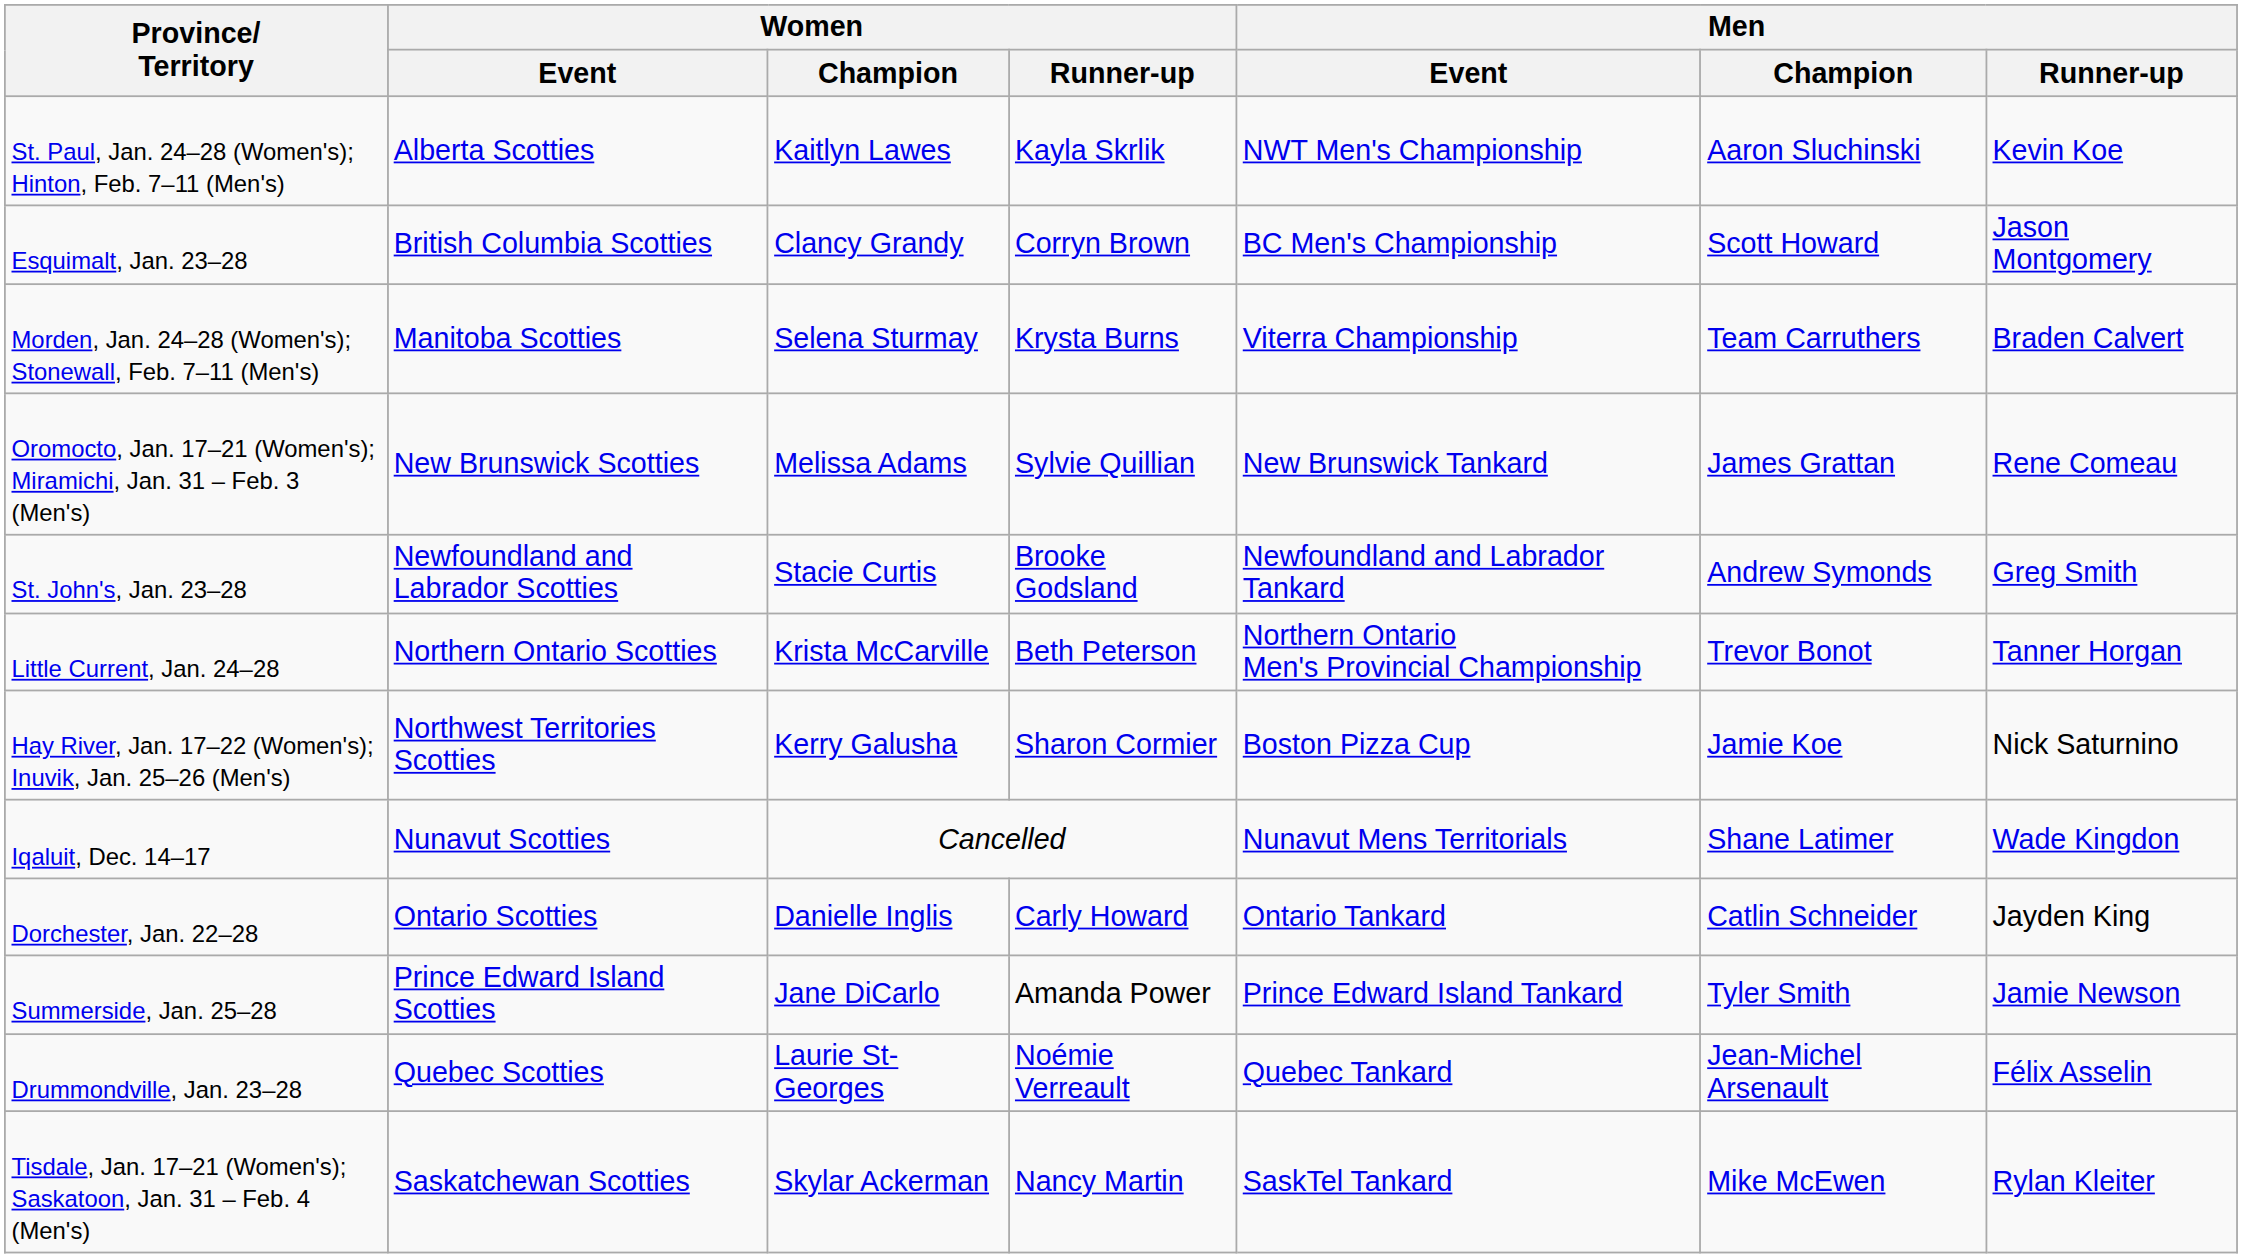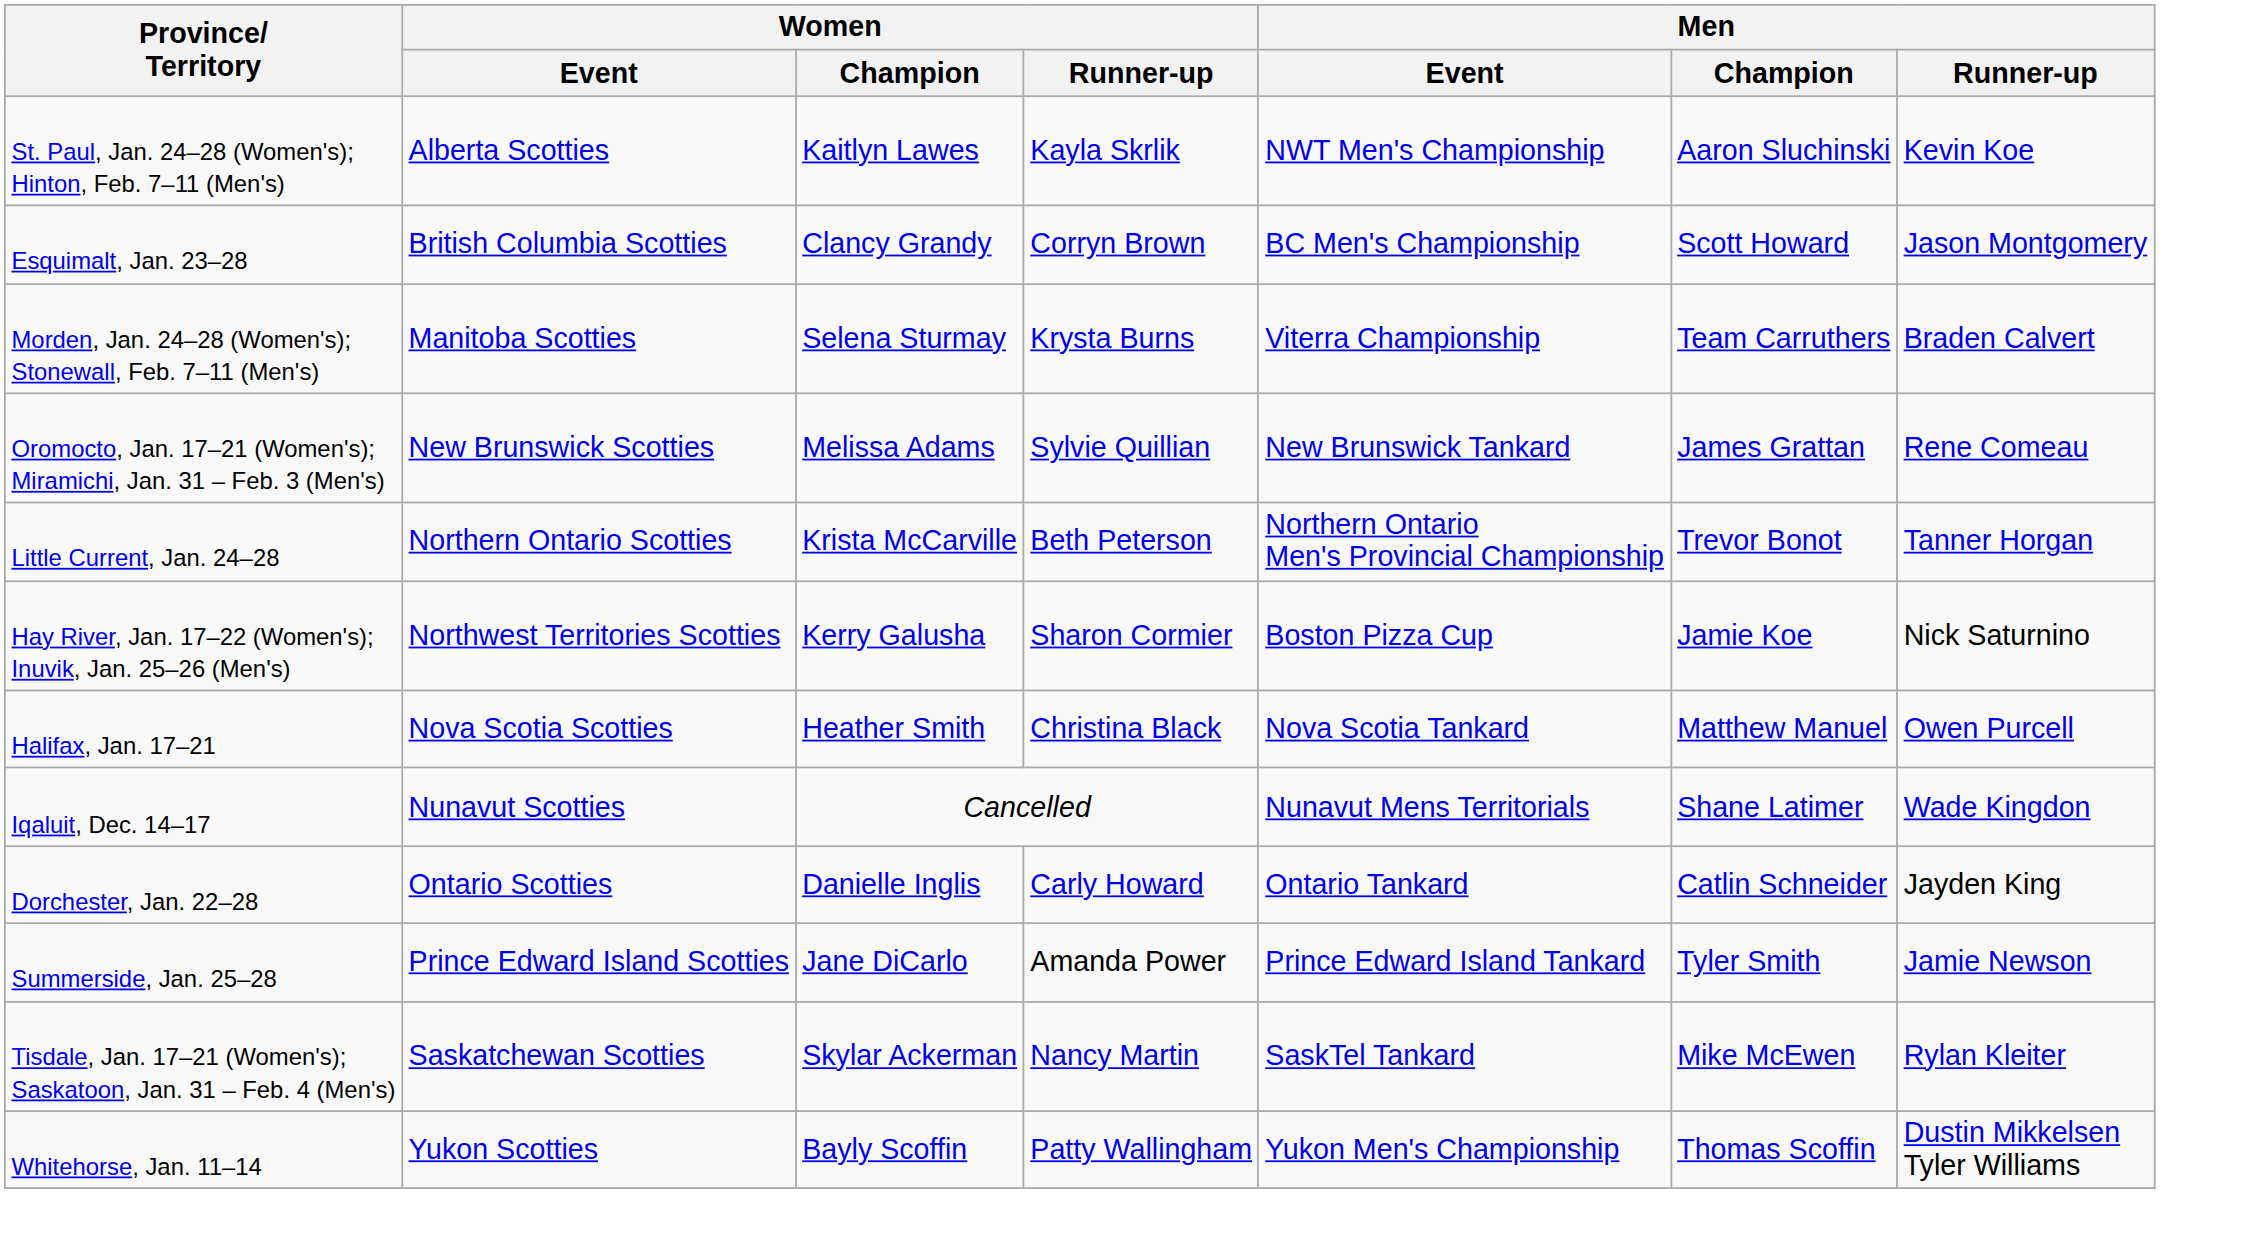- row: (129, 591)
+ row: (114, 746)
- row: (157, 1089)
+ row: (137, 1167)
